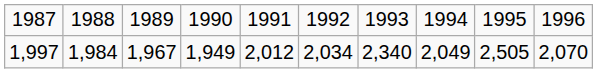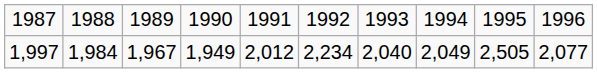(328, 51) 2,034 -> (328, 51) 2,234
(387, 51) 2,340 -> (387, 51) 2,040
(563, 51) 2,070 -> (563, 51) 2,077
